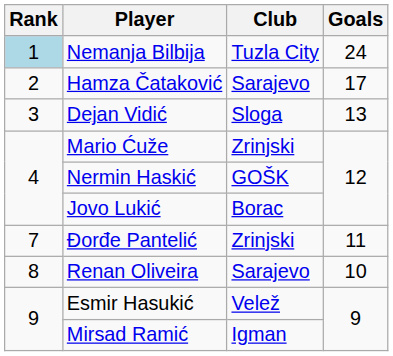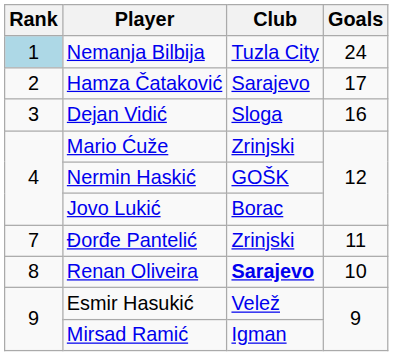(356, 114) 13 -> (356, 114) 16
(271, 271) normal -> (273, 271) bold
